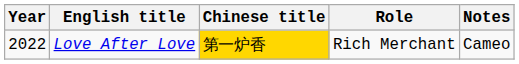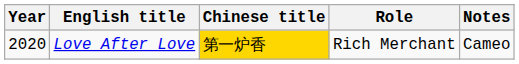(27, 45) 2022 -> (27, 45) 2020
